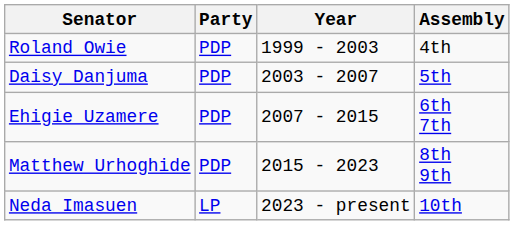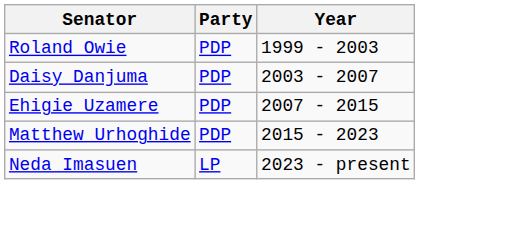- column: (462, 19)
